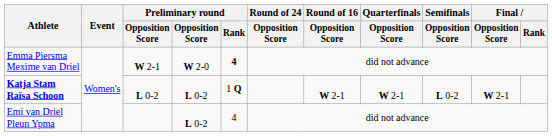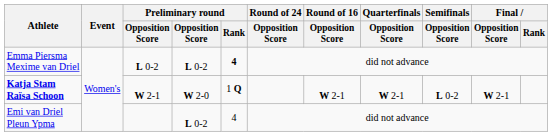(147, 67) W 2-1 -> (147, 67) L 0-2
(196, 67) W 2-0 -> (196, 67) L 0-2
(147, 95) L 0-2 -> (147, 95) W 2-1
(196, 95) L 0-2 -> (196, 95) W 2-0
